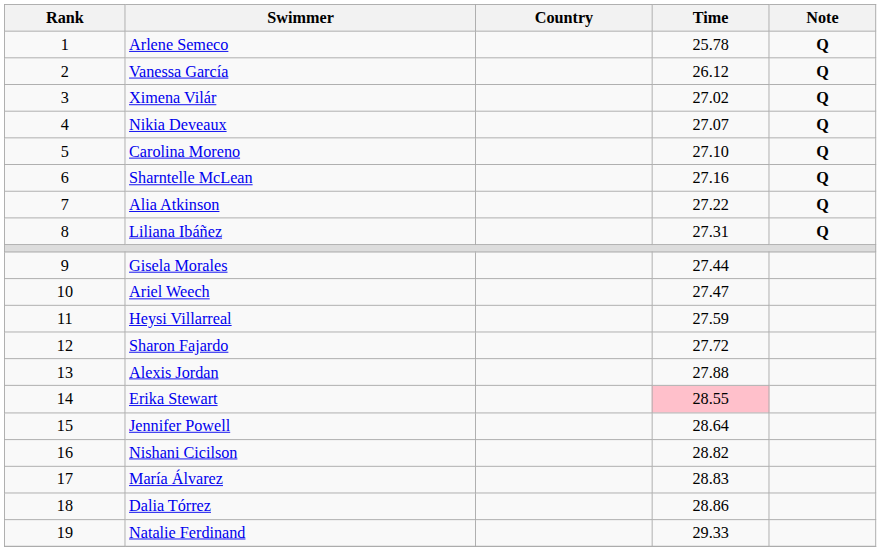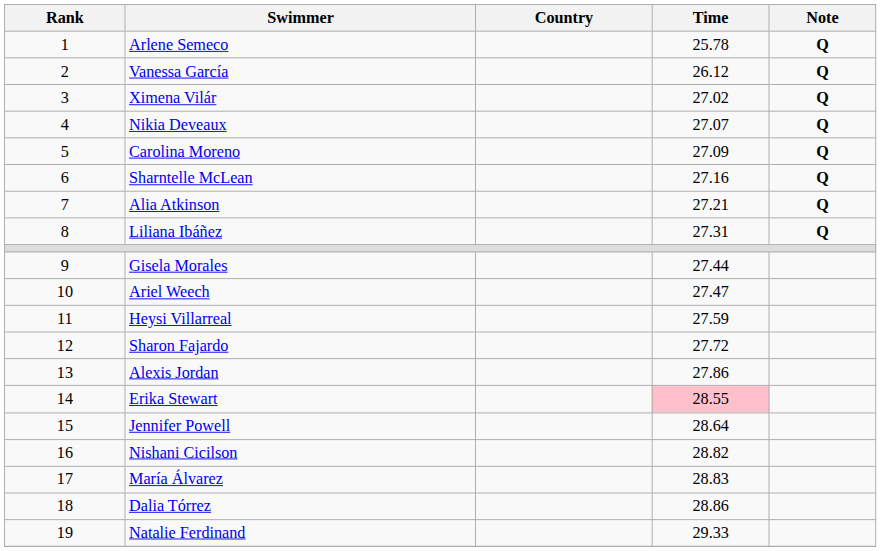(711, 150) 27.10 -> (711, 150) 27.09
(711, 204) 27.22 -> (711, 204) 27.21
(711, 372) 27.88 -> (711, 372) 27.86
